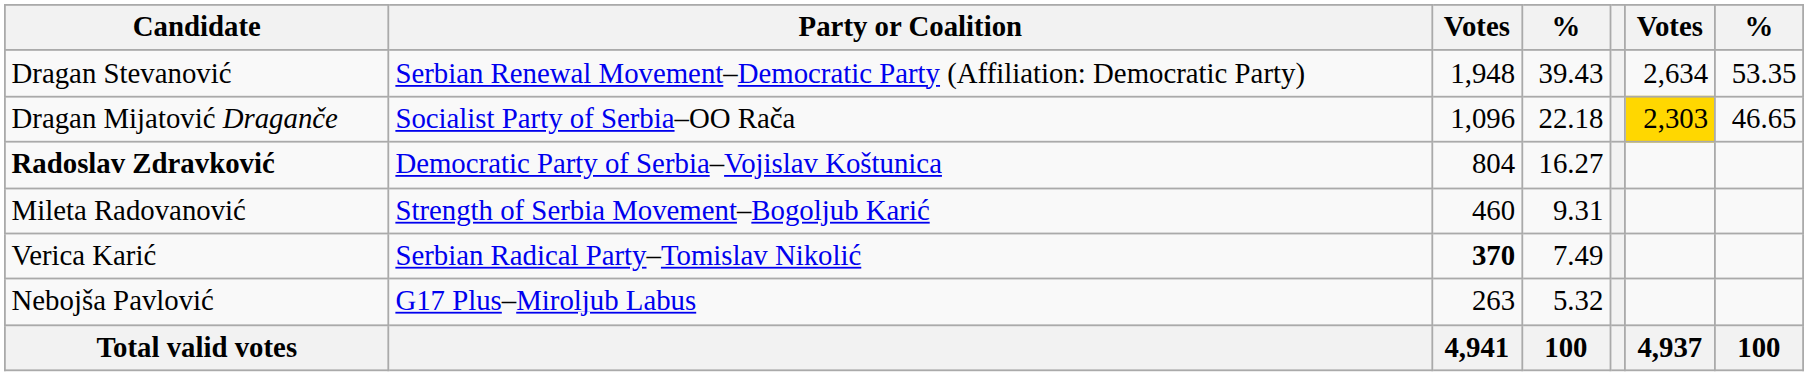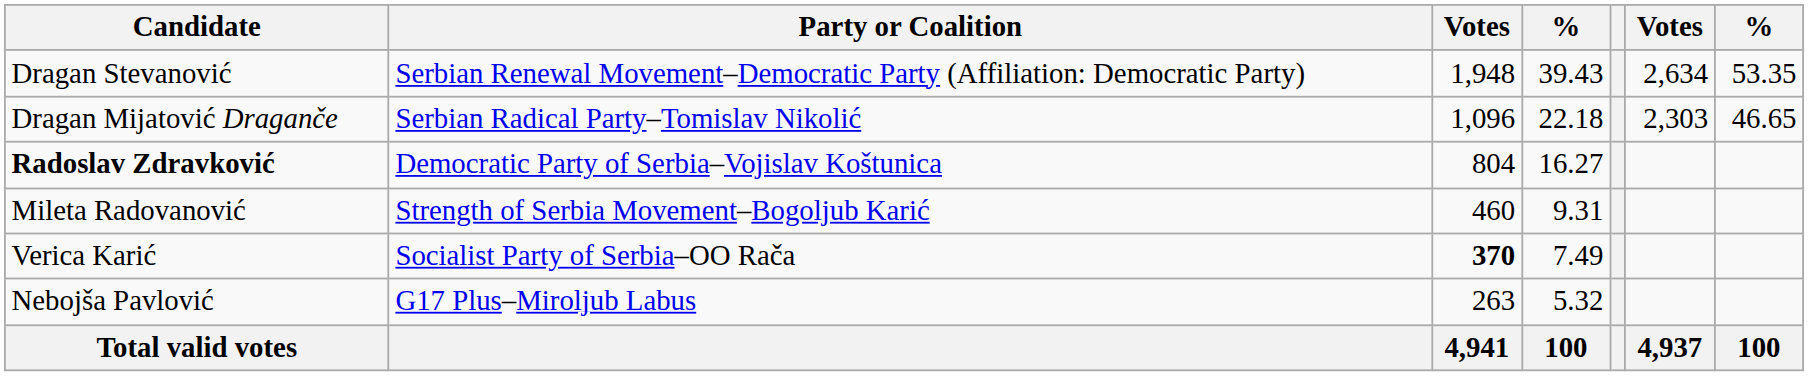(595, 118) Socialist Party of Serbia–OO Rača -> (628, 118) Serbian Radical Party–Tomislav Nikolić
(1676, 118) gold background -> (1676, 118) no background
(628, 255) Serbian Radical Party–Tomislav Nikolić -> (595, 255) Socialist Party of Serbia–OO Rača
